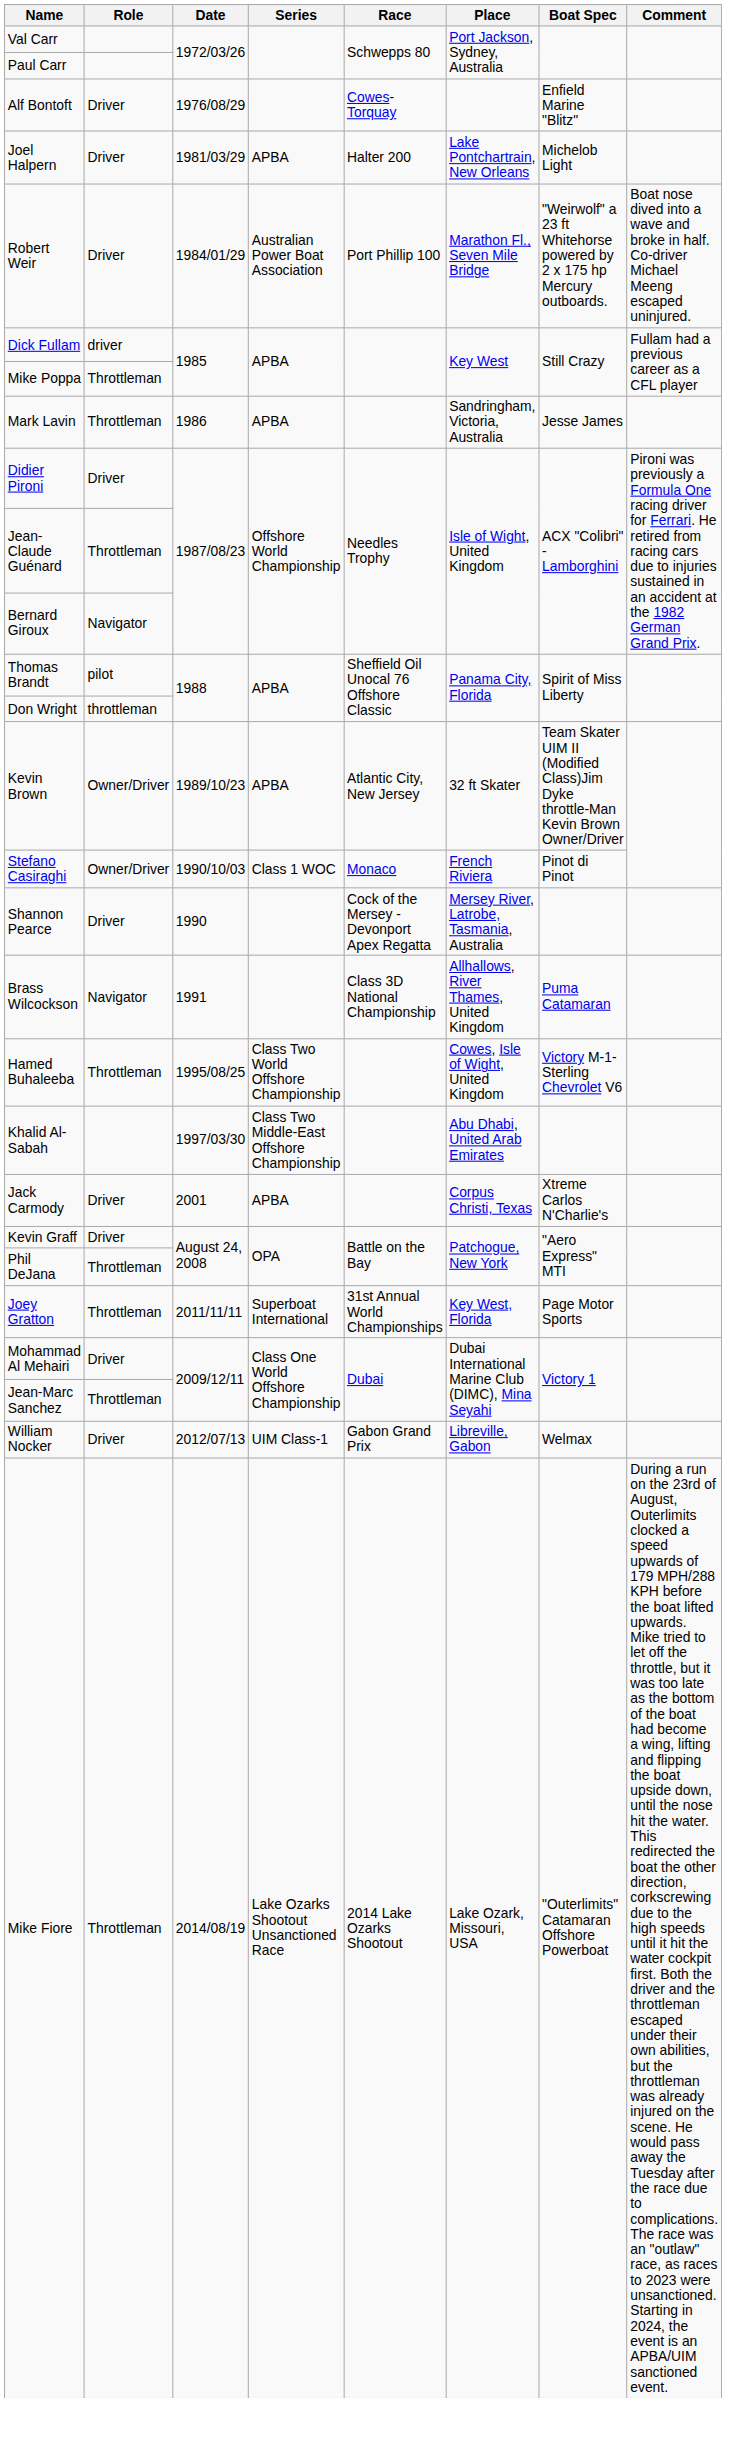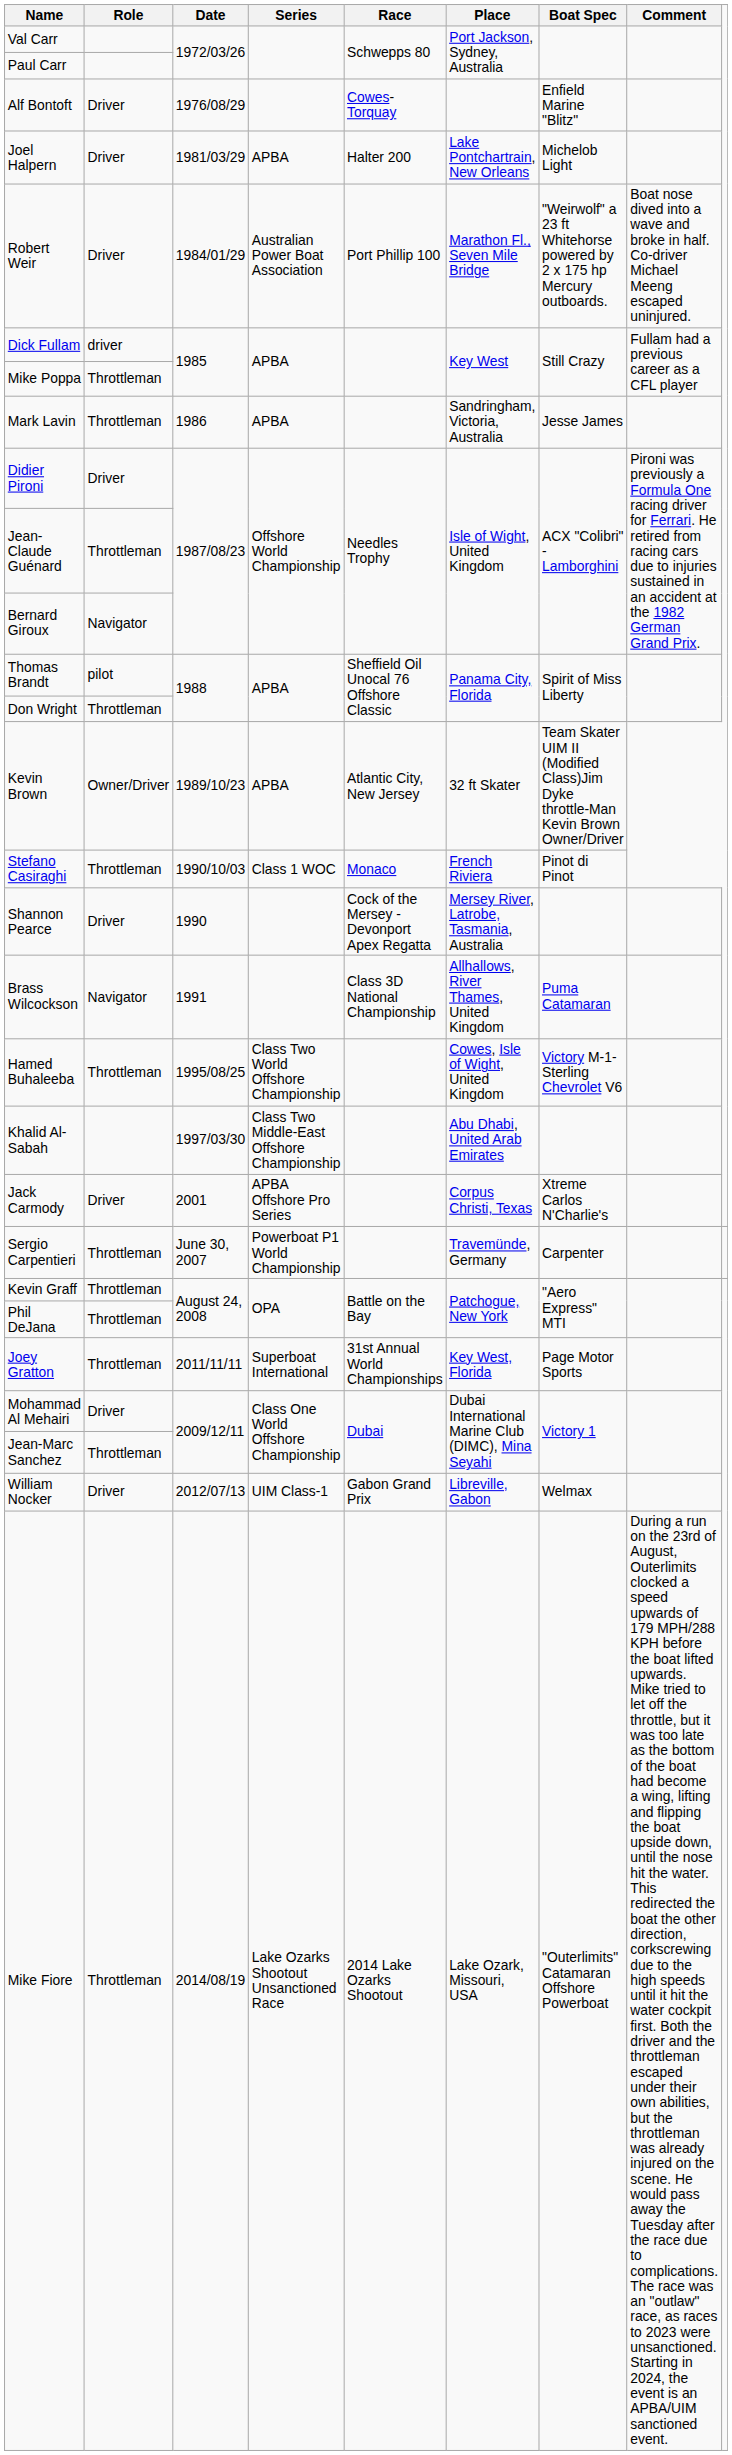(122, 709) throttleman -> (125, 709) Throttleman
(128, 869) Owner/Driver -> (125, 869) Throttleman
(270, 1200) APBA -> (291, 1200) APBA Offshore Pro Series
+ row: (42, 1252)
(106, 1237) Driver -> (125, 1289) Throttleman
